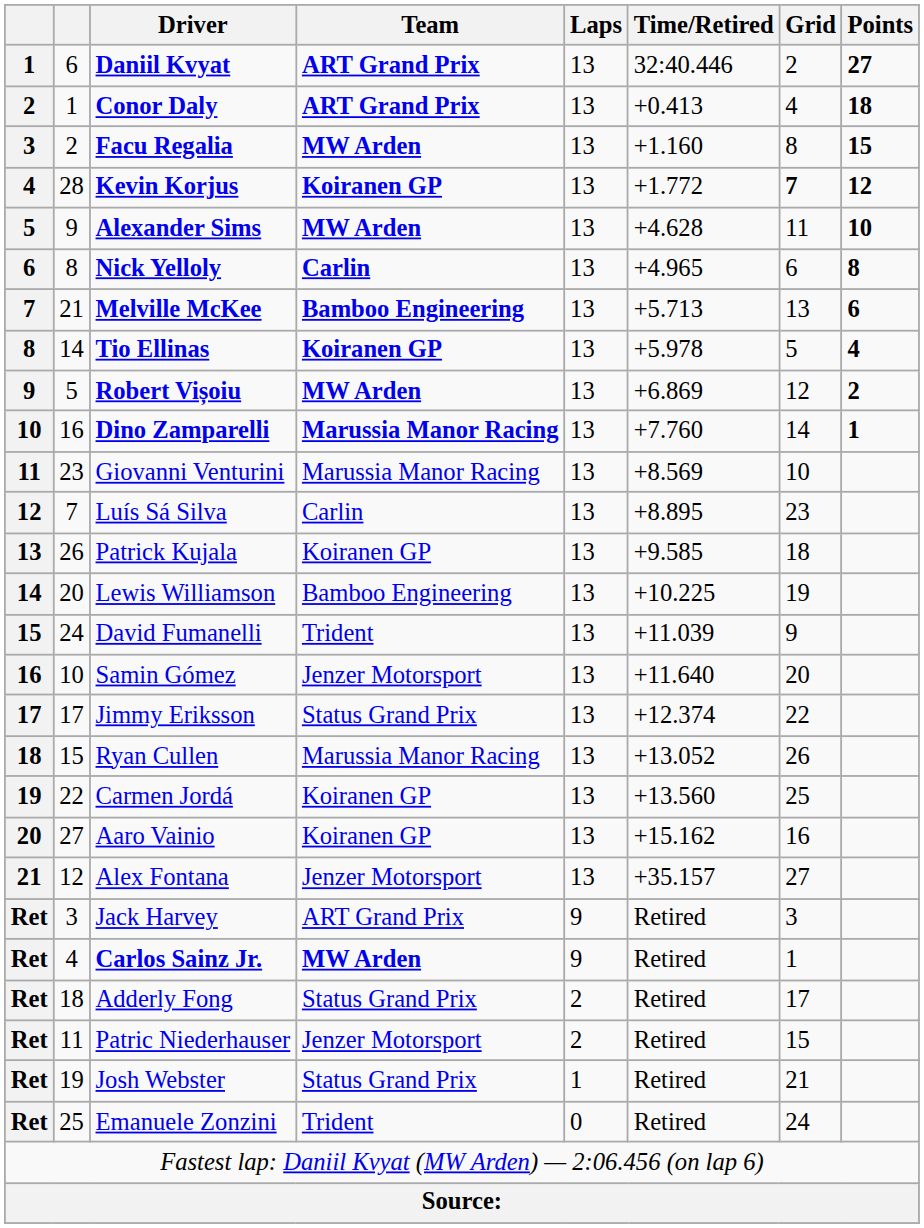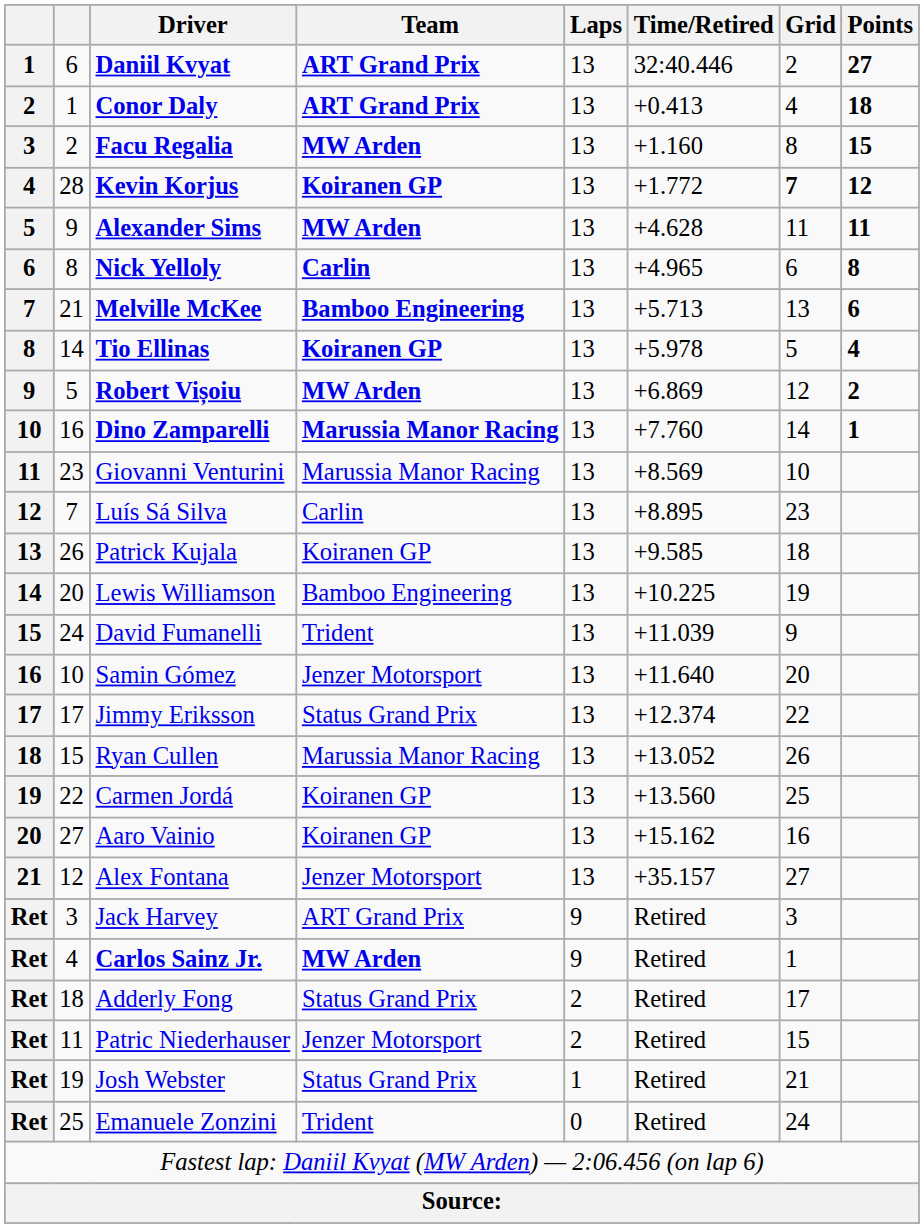(860, 227) 10 -> (859, 227) 11
